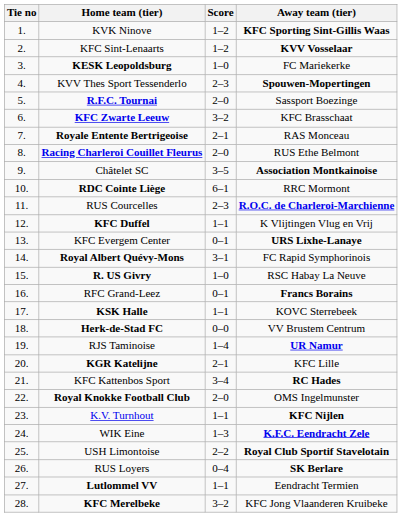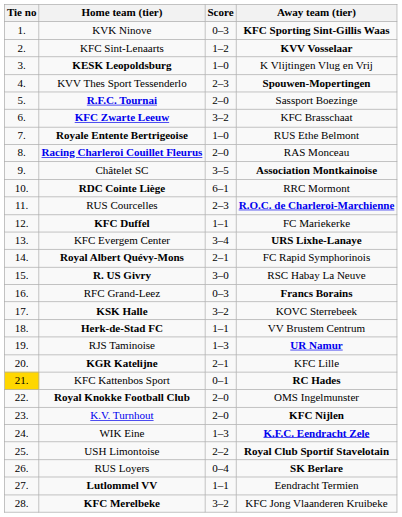(220, 30) 1–2 -> (220, 30) 0–3
(316, 65) FC Mariekerke -> (316, 65) K Vlijtingen Vlug en Vrij
(220, 135) 2–1 -> (220, 135) 1–0
(316, 135) RAS Monceau -> (316, 135) RUS Ethe Belmont
(316, 153) RUS Ethe Belmont -> (316, 153) RAS Monceau
(316, 223) K Vlijtingen Vlug en Vrij -> (316, 223) FC Mariekerke
(220, 240) 0–1 -> (220, 240) 3–4
(220, 258) 3–1 -> (220, 258) 2–1
(220, 275) 1–0 -> (220, 275) 3–0
(220, 293) 0–1 -> (220, 293) 0–3
(220, 310) 1–1 -> (220, 310) 3–2
(220, 328) 0–0 -> (220, 328) 1–1
(220, 345) 1–4 -> (220, 345) 1–3
(22, 380) no background -> (22, 380) gold background
(220, 380) 3–4 -> (220, 380) 0–1
(220, 415) 1–1 -> (220, 415) 2–0
